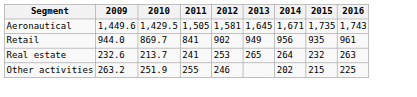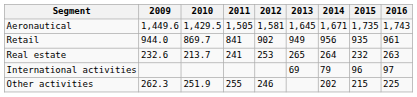+ row: (72, 70)
(111, 70) 263.2 -> (155, 85) 262.3
